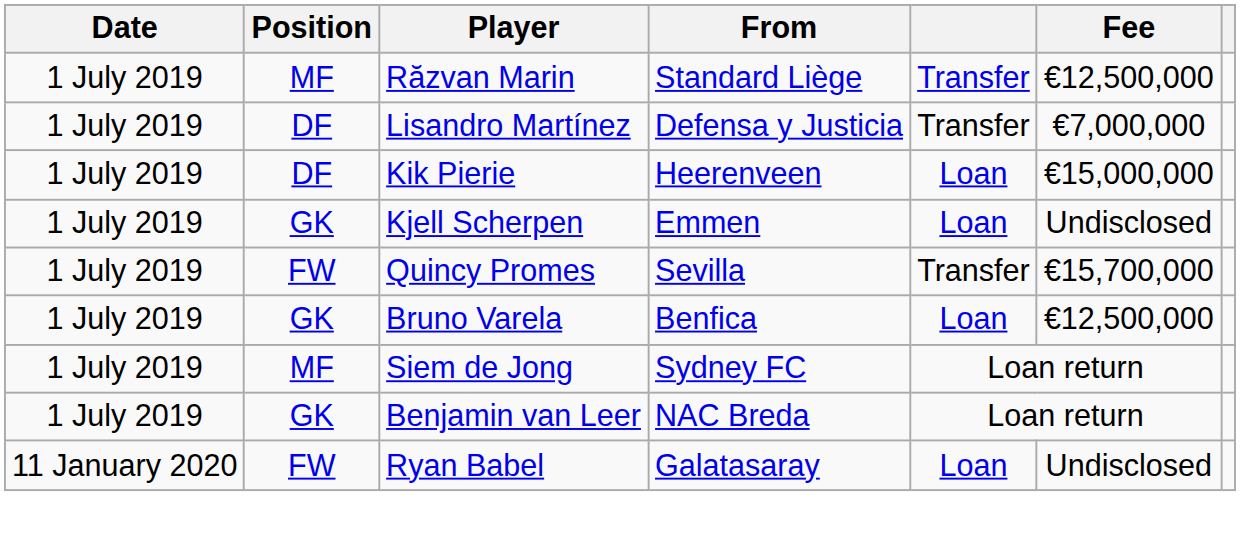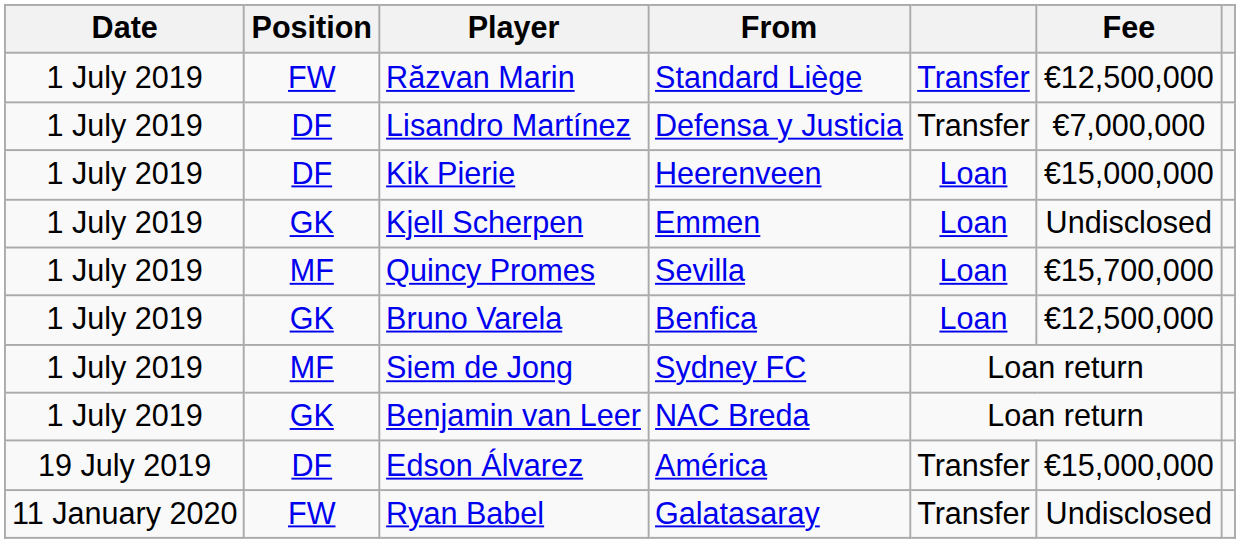(312, 77) MF -> (312, 77) FW
(312, 271) FW -> (312, 271) MF
(973, 271) Transfer -> (973, 271) Loan
+ row: (485, 464)
(973, 464) Loan -> (973, 513) Transfer
